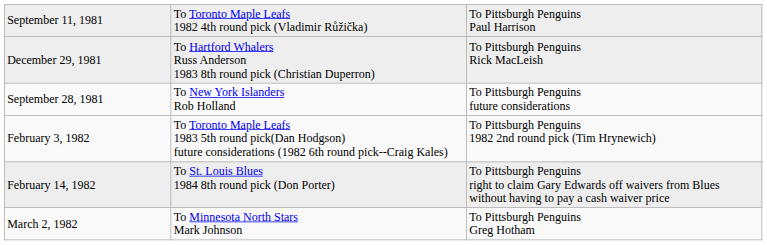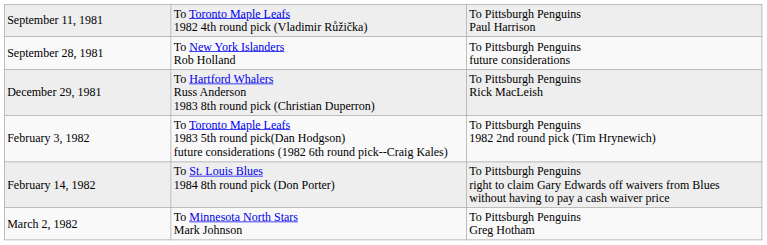rows swapped: (55, 99) <-> (54, 60)
